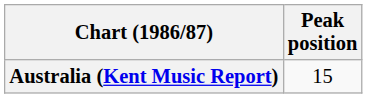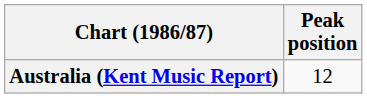(323, 76) 15 -> (323, 76) 12
